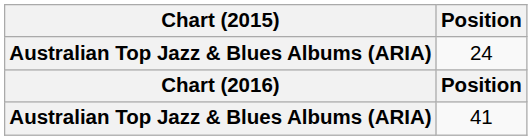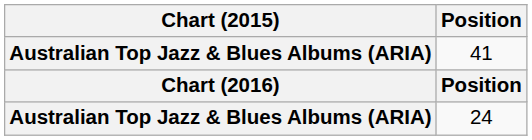rows swapped: (481, 53) <-> (481, 118)
